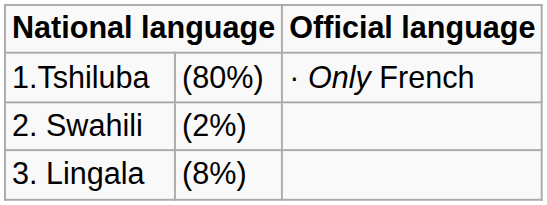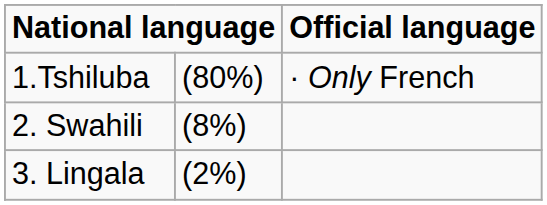(214, 125) (2%) -> (214, 125) (8%)
(214, 174) (8%) -> (214, 174) (2%)
